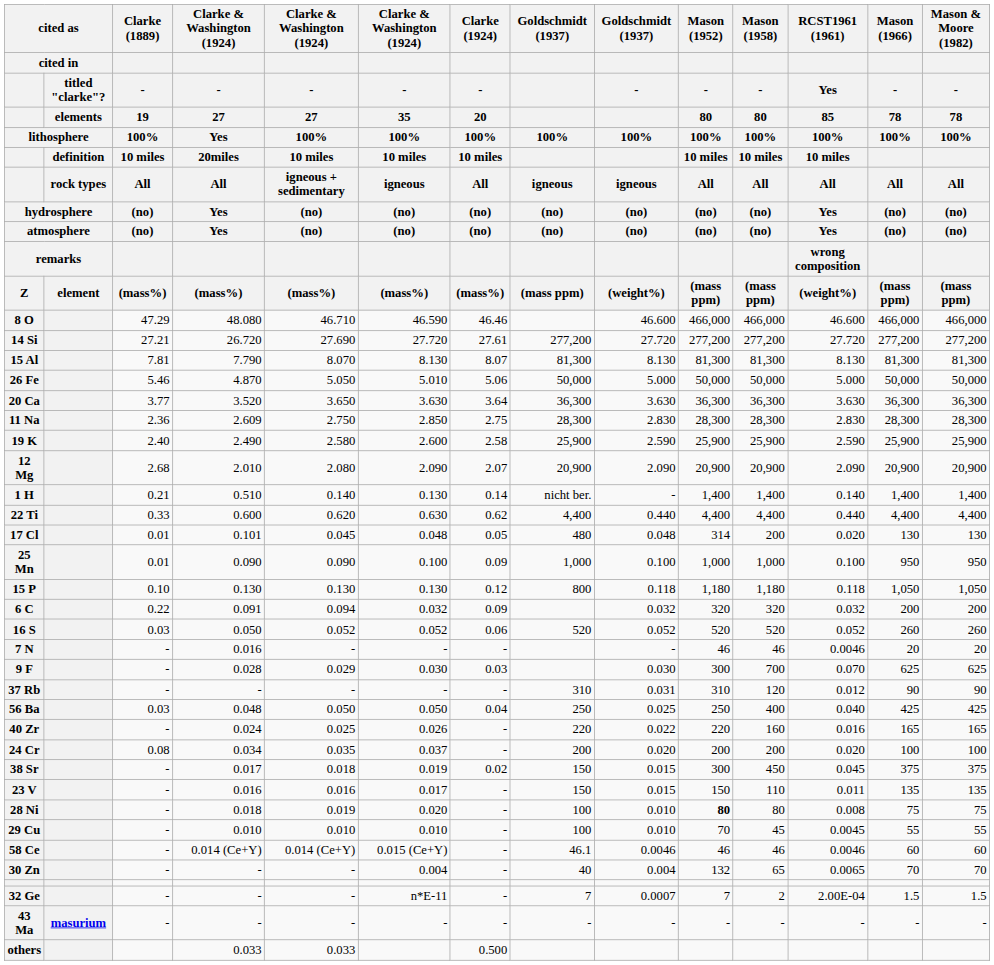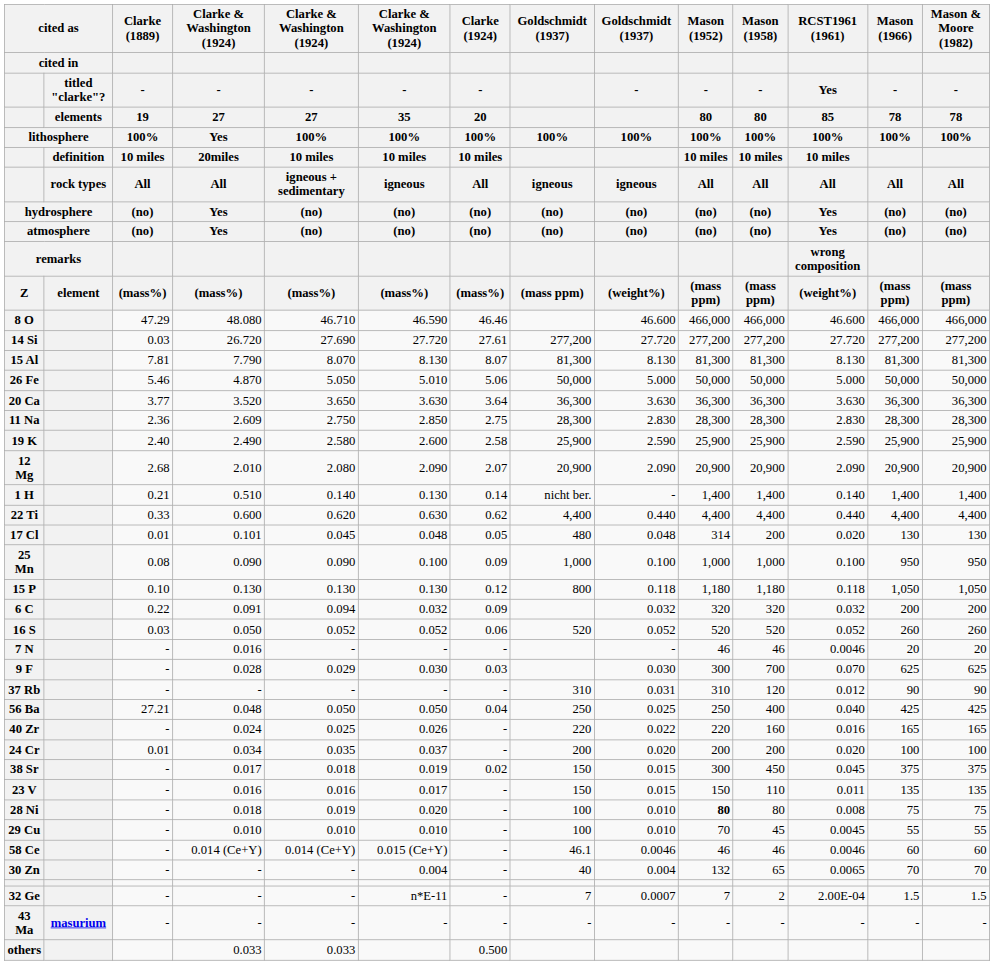(155, 340) 27.21 -> (158, 340) 0.03
(158, 562) 0.01 -> (158, 562) 0.08
(158, 709) 0.03 -> (155, 709) 27.21
(158, 749) 0.08 -> (158, 749) 0.01
